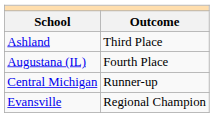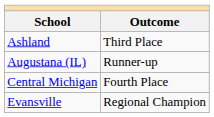(136, 61) Fourth Place -> (130, 61) Runner-up
(130, 82) Runner-up -> (136, 82) Fourth Place
